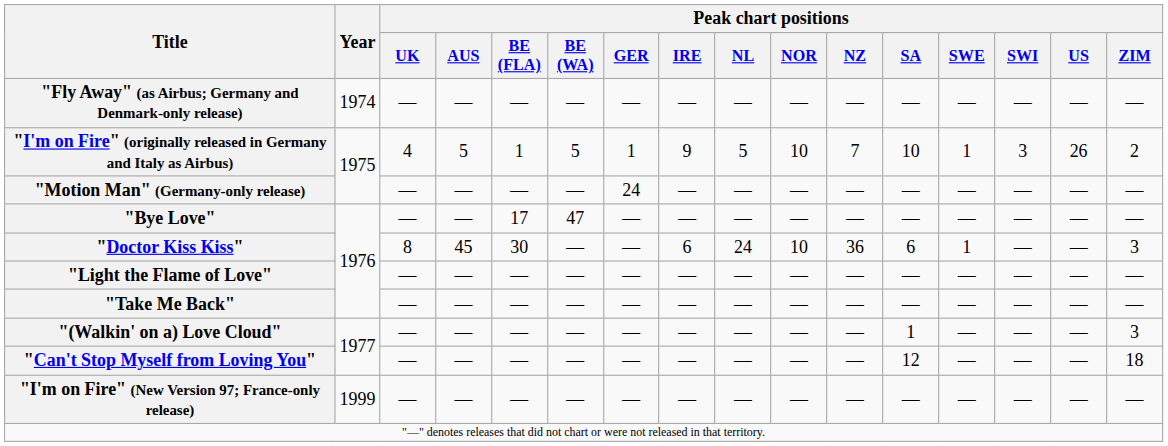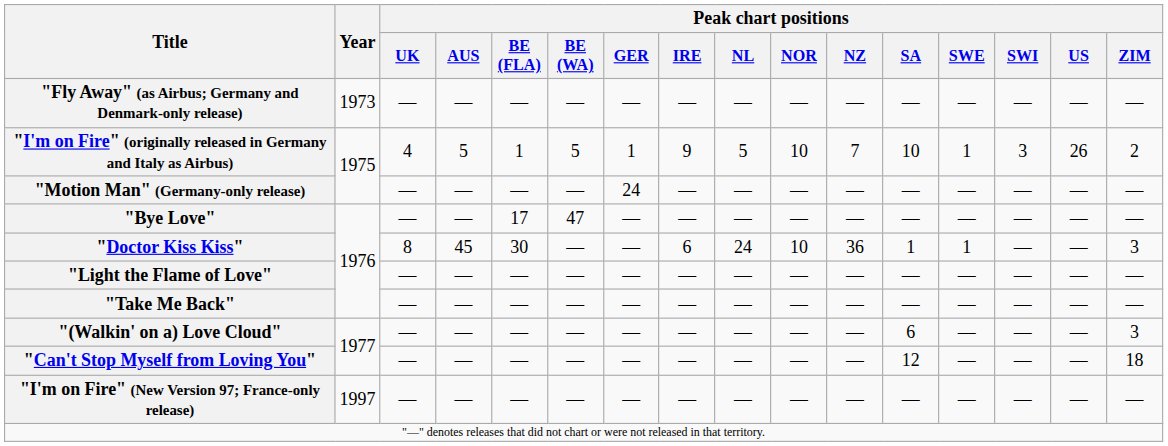(357, 102) 1974 -> (357, 102) 1973
(911, 246) 6 -> (911, 246) 1
(911, 332) 1 -> (911, 332) 6
(357, 398) 1999 -> (357, 398) 1997
